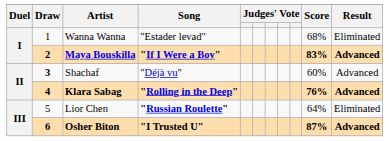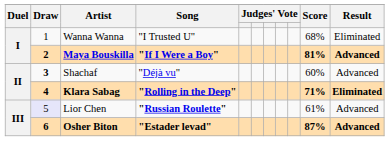(173, 37) "Estader levad" -> (167, 37) "I Trusted U"
(317, 55) 83% -> (315, 55) 81%
(317, 91) 76% -> (315, 91) 71%
(357, 91) Advanced -> (357, 91) Eliminated
(48, 109) no background -> (46, 109) lavender background
(317, 109) 64% -> (315, 109) 61%
(357, 109) Eliminated -> (357, 109) Advanced
(172, 127) "I Trusted U" -> (175, 127) "Estader levad"
